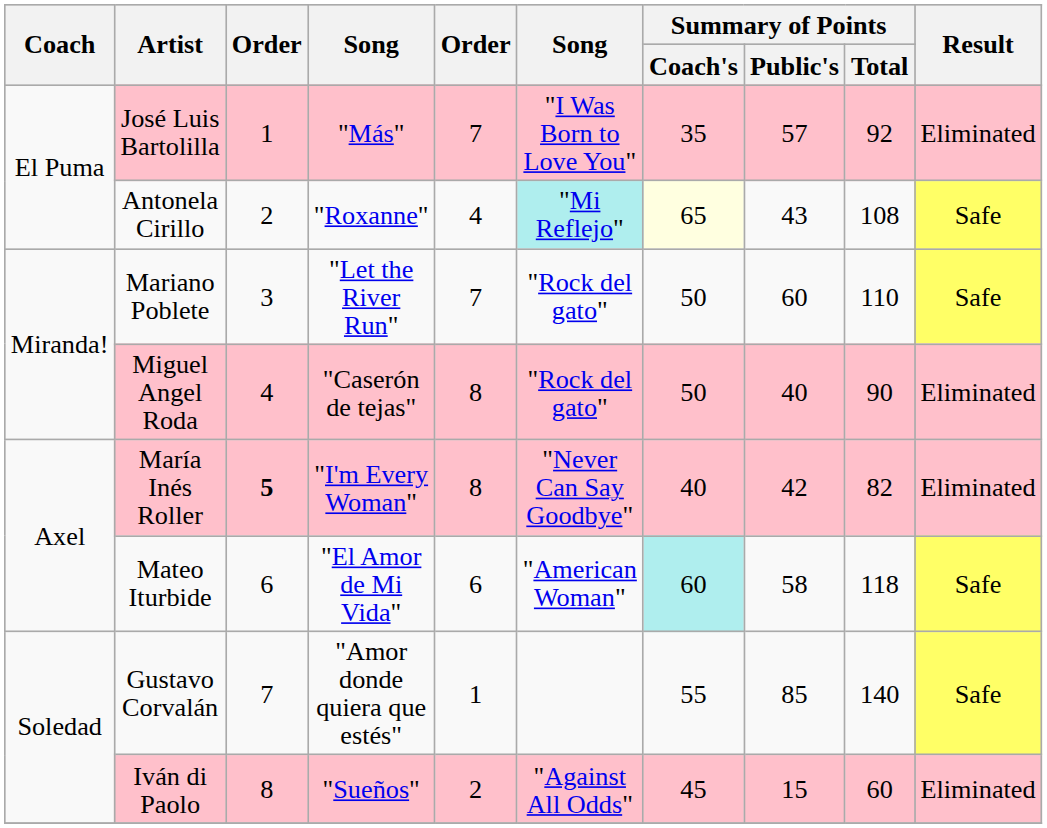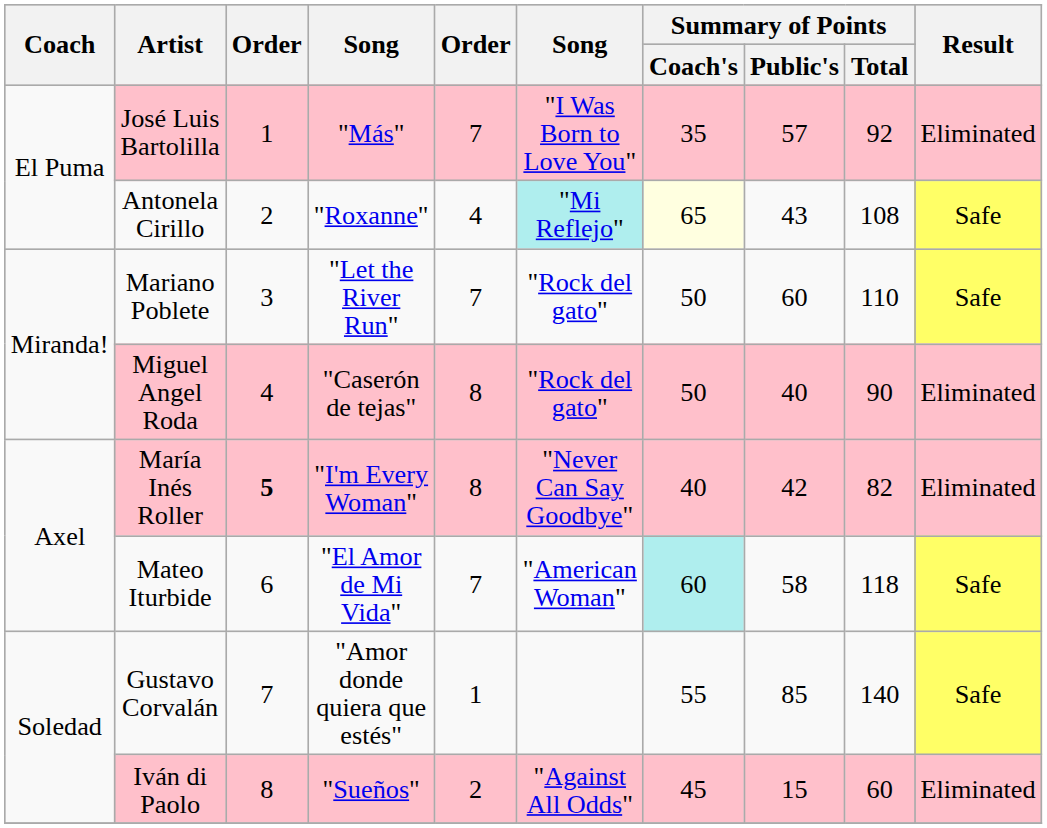(476, 583) 6 -> (476, 583) 7
